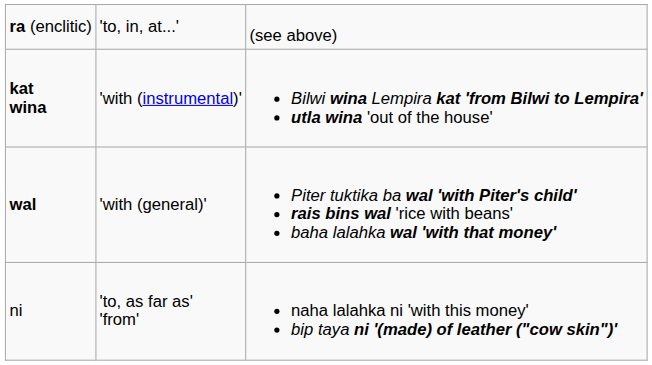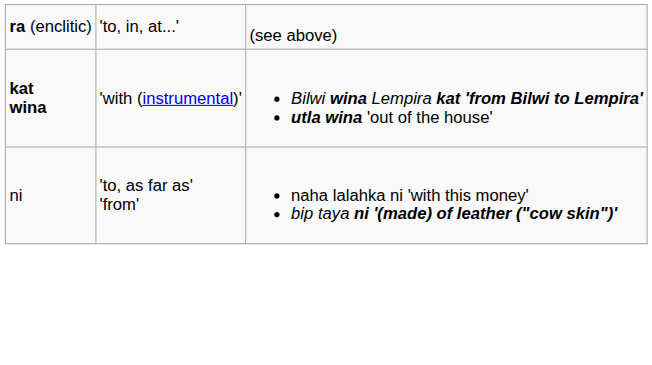- row: (23, 204)
